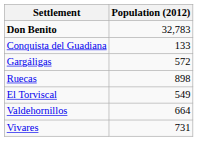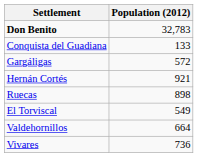+ row: (37, 78)
(183, 128) 731 -> (183, 144) 736
